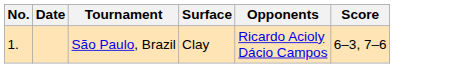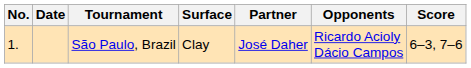+ column: (273, 15)
